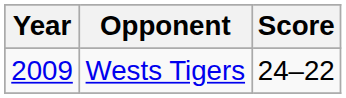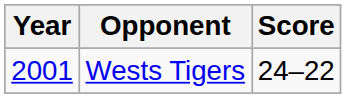(42, 70) 2009 -> (42, 70) 2001
